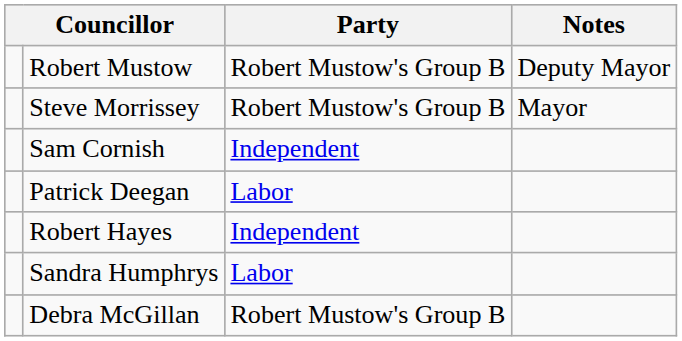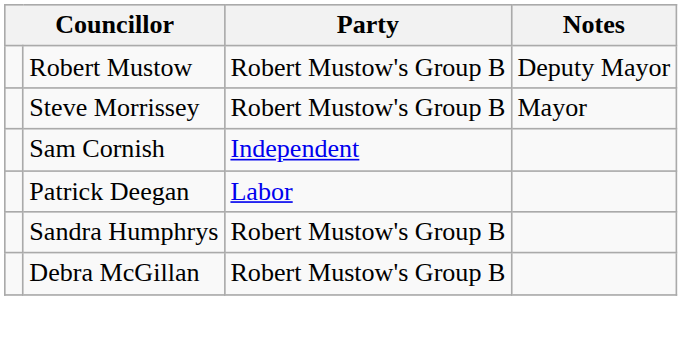- row: (101, 231)
(262, 273) Labor -> (368, 231) Robert Mustow's Group B
